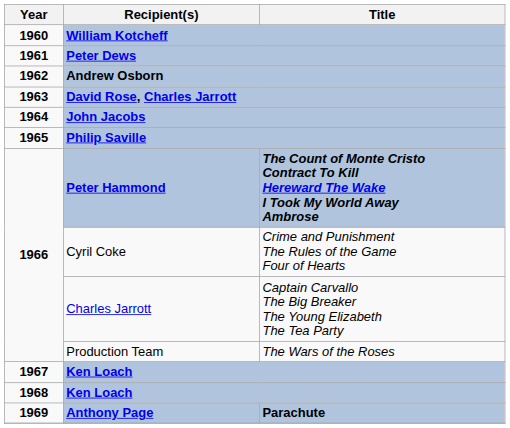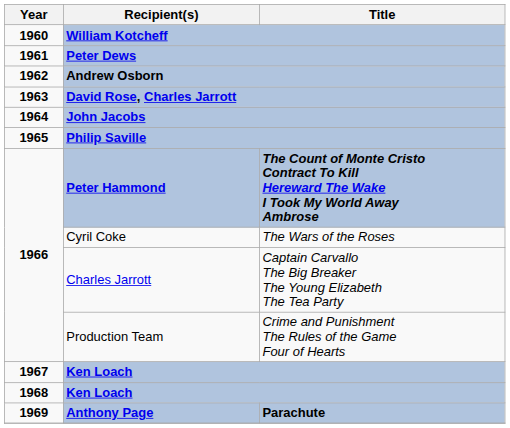(329, 252) Crime and Punishment The Rules of the Game Four of Hearts -> (329, 237) The Wars of the Roses
(329, 351) The Wars of the Roses -> (329, 336) Crime and Punishment The Rules of the Game Four of Hearts
